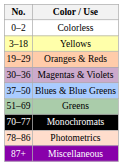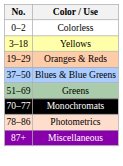- row: (75, 74)
